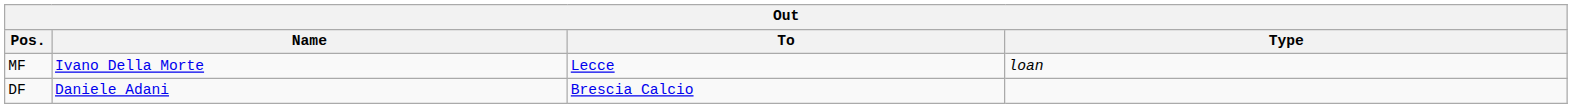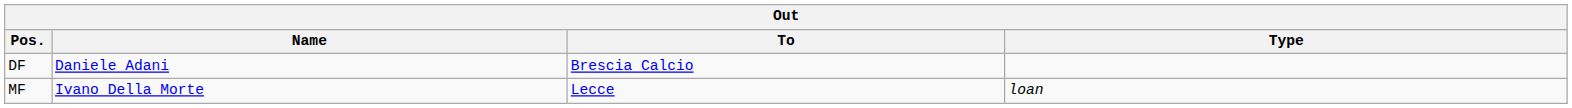rows swapped: (17, 90) <-> (17, 66)
